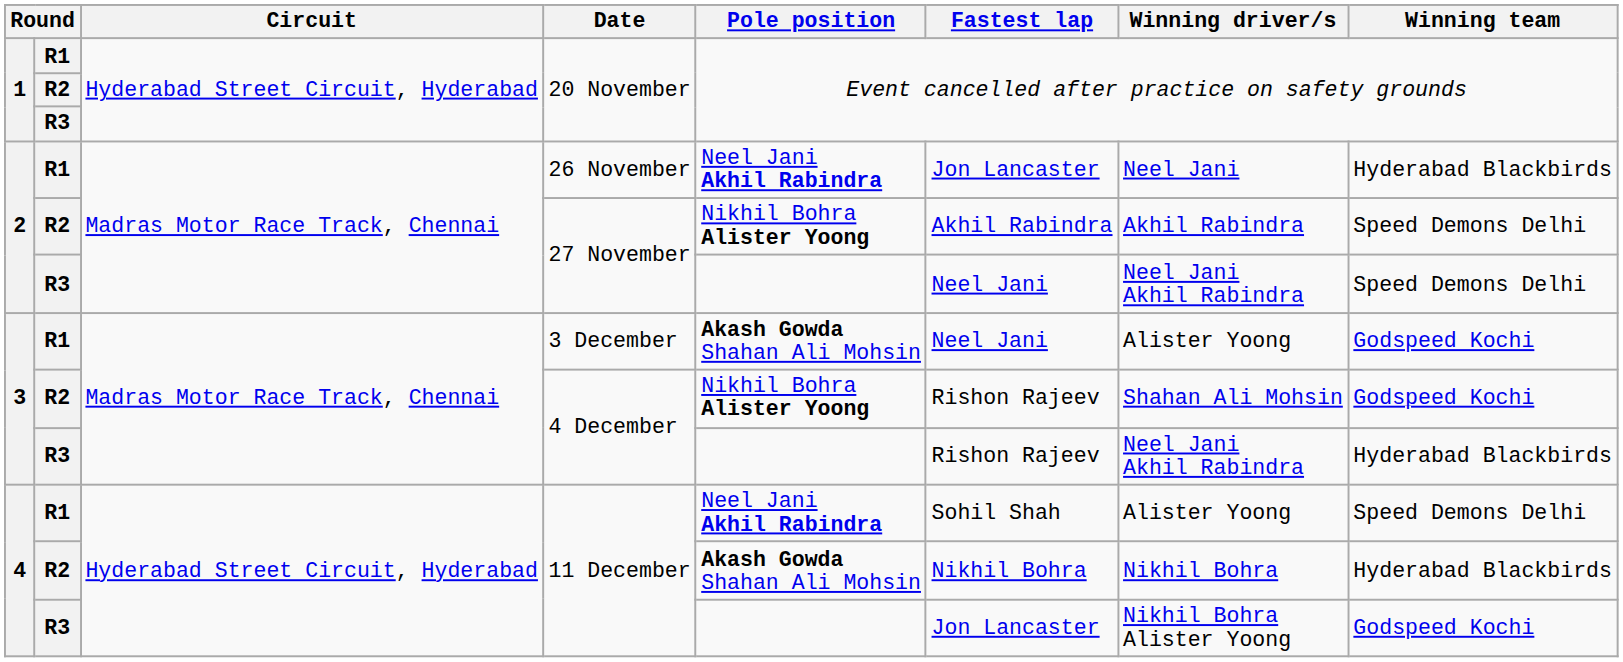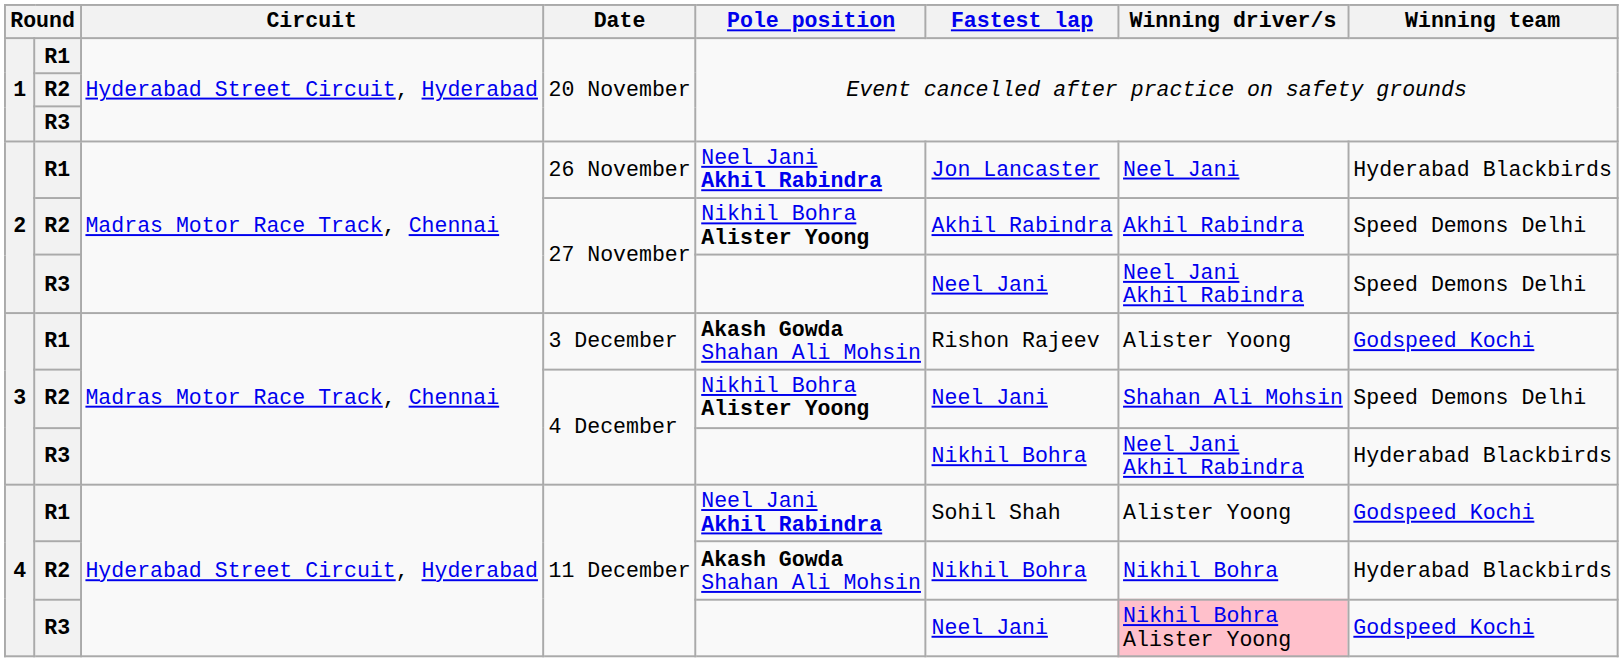(990, 341) Neel Jani -> (1016, 341) Rishon Rajeev
(1016, 399) Rishon Rajeev -> (990, 399) Neel Jani
(1444, 399) Godspeed Kochi -> (1470, 399) Speed Demons Delhi
(1016, 456) Rishon Rajeev -> (1009, 456) Nikhil Bohra
(1470, 514) Speed Demons Delhi -> (1444, 514) Godspeed Kochi
(1016, 628) Jon Lancaster -> (990, 628) Neel Jani
(1207, 628) no background -> (1207, 628) pink background
